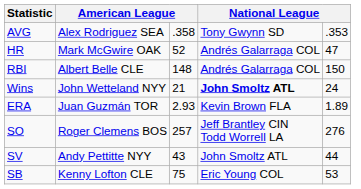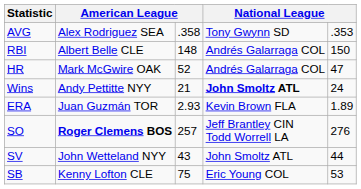rows swapped: (15, 50) <-> (17, 69)
(112, 87) John Wetteland NYY -> (105, 87) Andy Pettitte NYY
(112, 131) normal -> (115, 131) bold
(105, 156) Andy Pettitte NYY -> (112, 156) John Wetteland NYY
